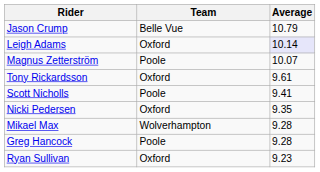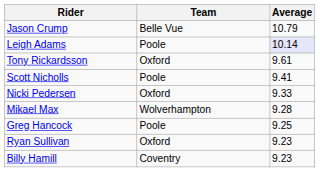(155, 45) Oxford -> (152, 45) Poole
- row: (52, 61)
(282, 110) 9.35 -> (282, 93) 9.33
(282, 142) 9.28 -> (282, 126) 9.25
+ row: (32, 158)
